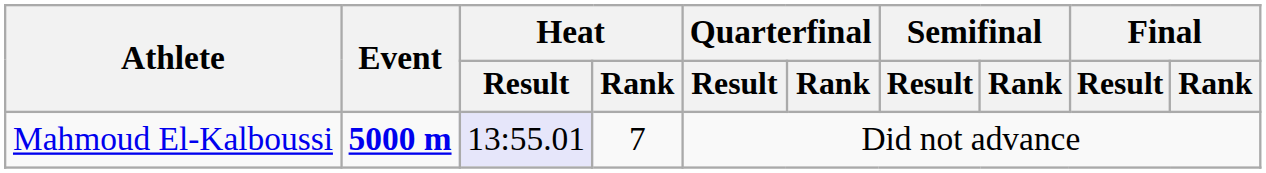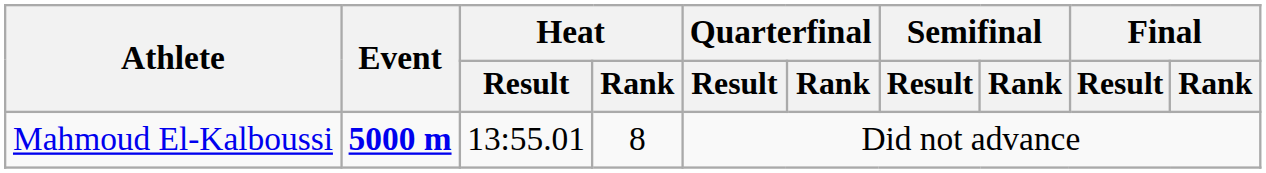(526, 139) lavender background -> (526, 139) no background
(637, 139) 7 -> (637, 139) 8
